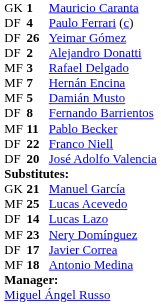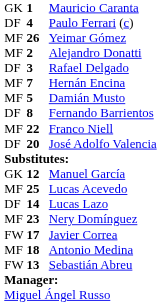(12, 37) DF -> (14, 37) MF
(12, 53) DF -> (14, 53) MF
(14, 68) MF -> (12, 68) DF
- row: (83, 128)
(12, 143) DF -> (14, 128) MF
(33, 189) 21 -> (33, 174) 12
(12, 249) DF -> (14, 234) FW
+ row: (91, 264)
